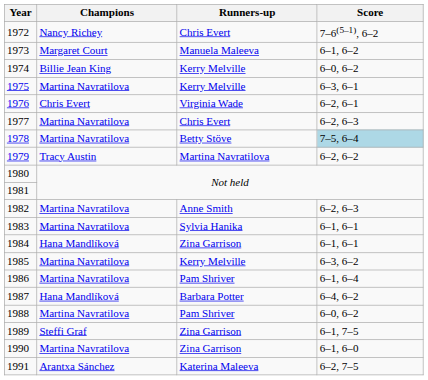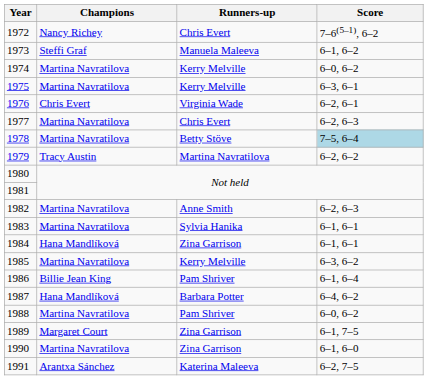(73, 51) Margaret Court -> (63, 51) Steffi Graf
(75, 68) Billie Jean King -> (84, 68) Martina Navratilova
(84, 278) Martina Navratilova -> (75, 278) Billie Jean King
(63, 331) Steffi Graf -> (73, 331) Margaret Court
